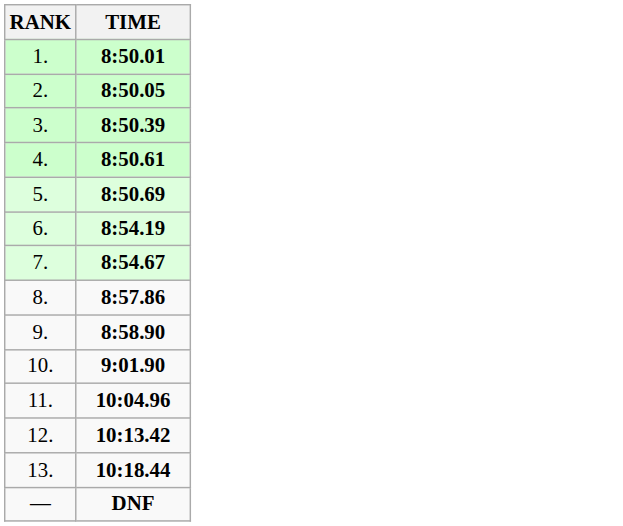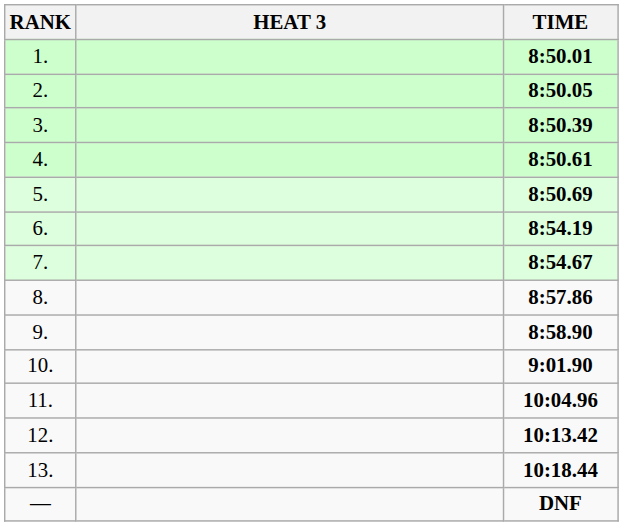+ column: (290, 22)
